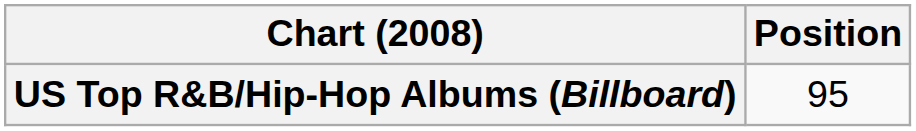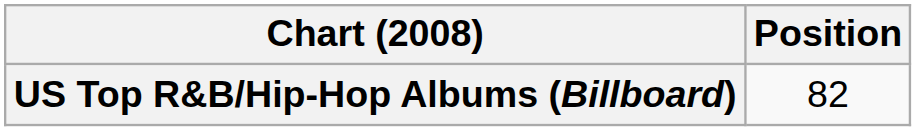(828, 93) 95 -> (828, 93) 82
